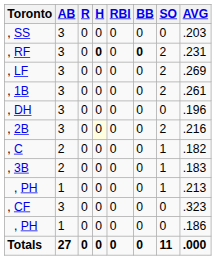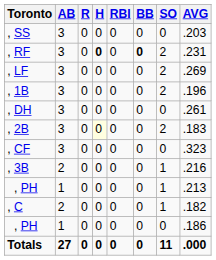(194, 91) .261 -> (194, 91) .196
(194, 110) .196 -> (194, 110) .261
(194, 129) .216 -> (194, 129) .183
rows swapped: (19, 206) <-> (15, 149)
(194, 168) .183 -> (194, 168) .216
